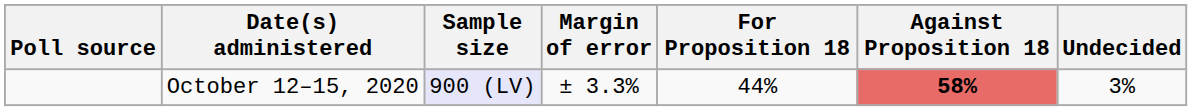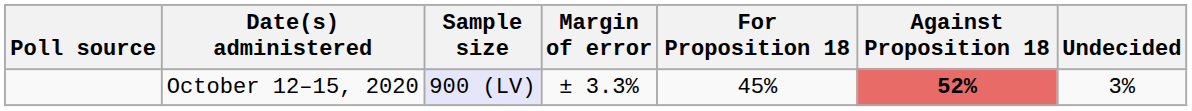(757, 87) 44% -> (757, 87) 45%
(957, 87) 58% -> (957, 87) 52%
